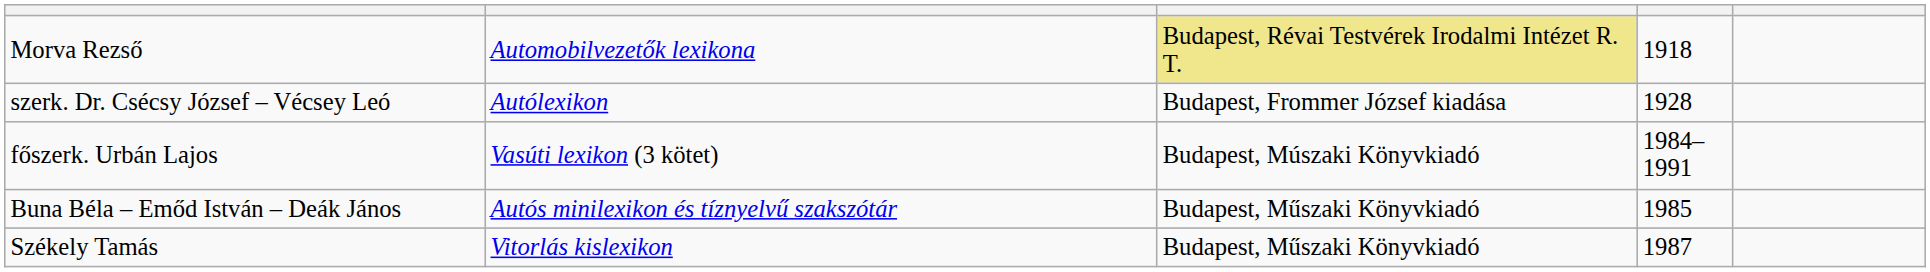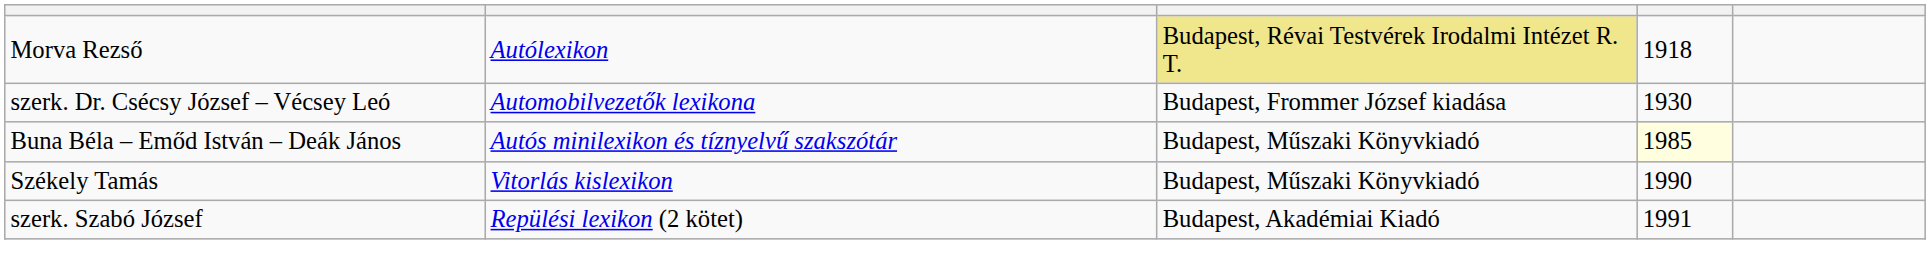(623, 49) Automobilvezetők lexikona -> (549, 49) Autólexikon
(549, 102) Autólexikon -> (623, 102) Automobilvezetők lexikona
(1667, 102) 1928 -> (1667, 102) 1930
- row: (114, 155)
(1667, 208) no background -> (1667, 141) lightyellow background
(1667, 247) 1987 -> (1667, 180) 1990
+ row: (107, 219)
